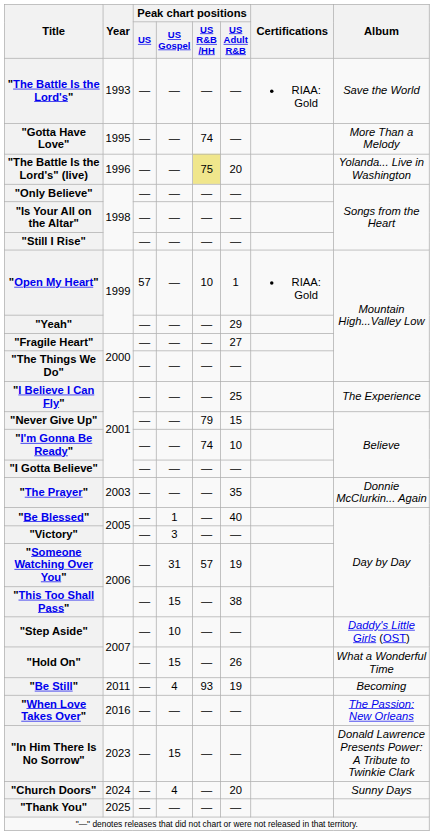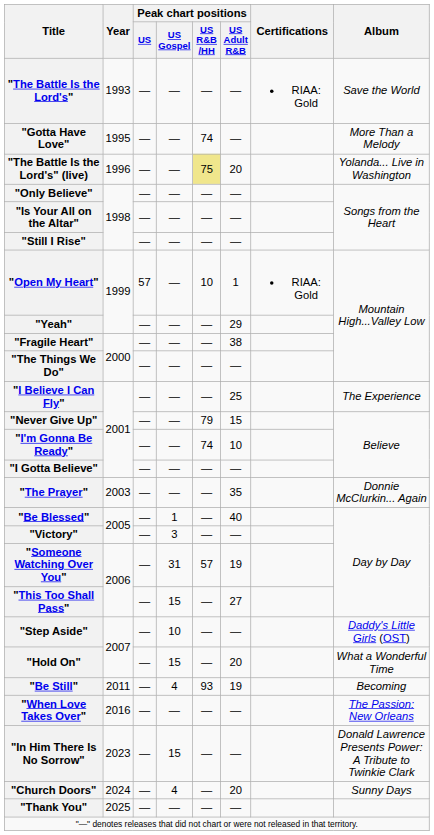(236, 342) 27 -> (236, 342) 38
(236, 601) 38 -> (236, 601) 27
(236, 662) 26 -> (236, 662) 20
